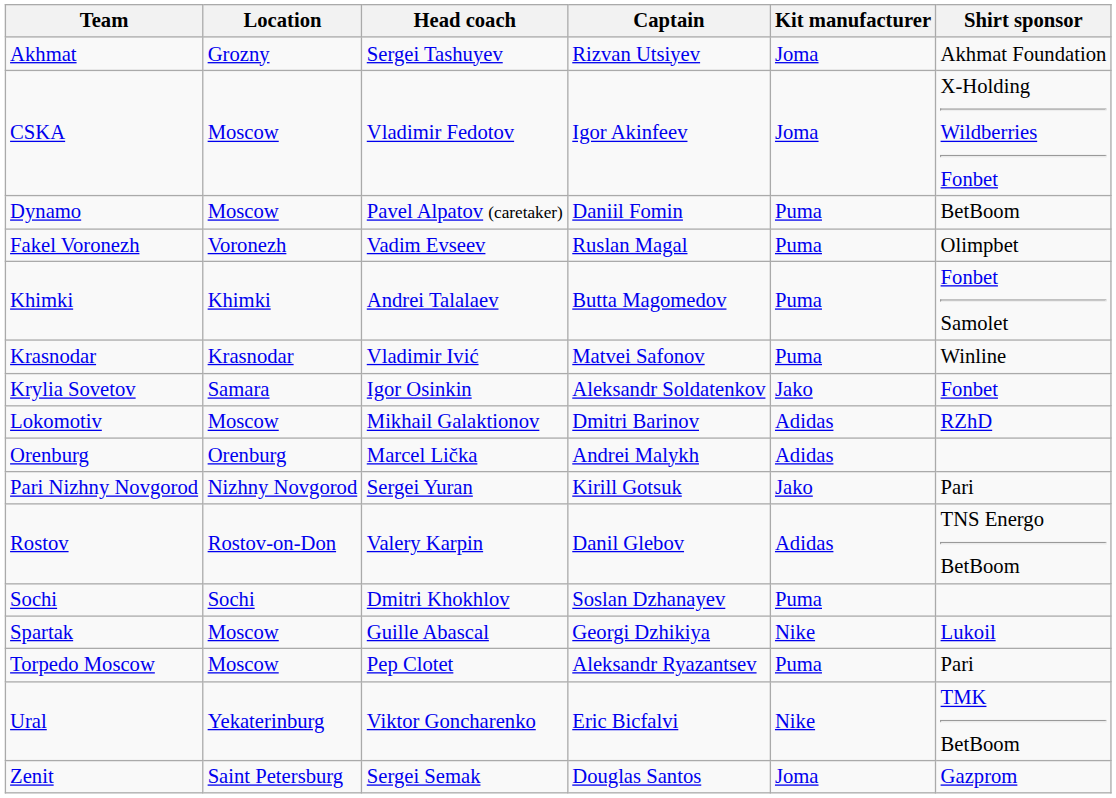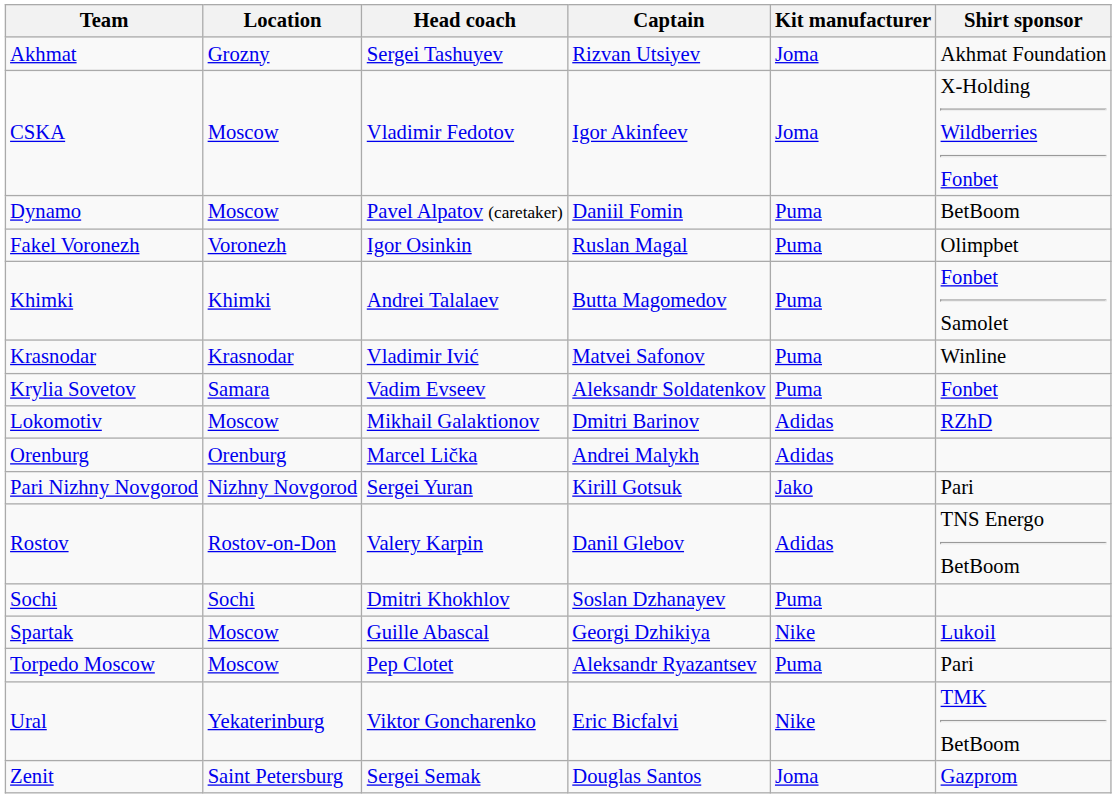(426, 244) Vadim Evseev -> (419, 244) Igor Osinkin
(419, 389) Igor Osinkin -> (426, 389) Vadim Evseev
(794, 389) Jako -> (798, 389) Puma
